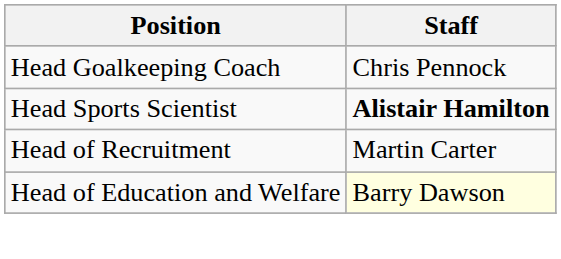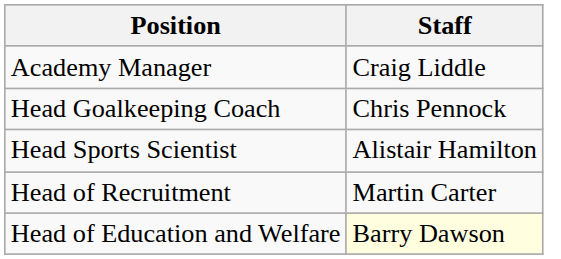+ row: (111, 66)
(451, 108) bold -> (445, 150) normal
